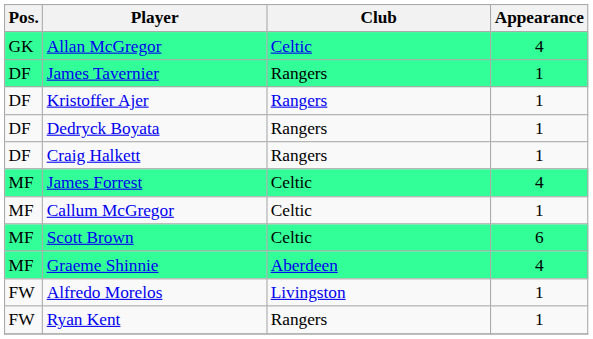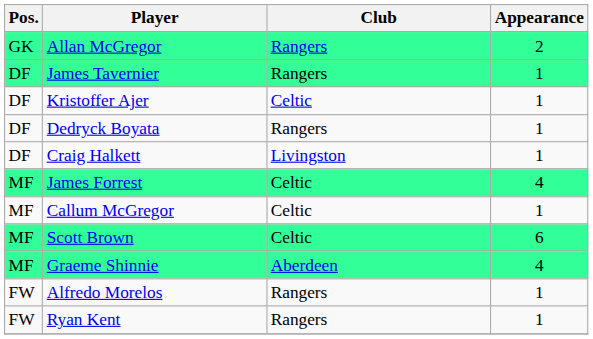(291, 45) Celtic -> (299, 45) Rangers
(539, 45) 4 -> (539, 45) 2
(299, 100) Rangers -> (291, 100) Celtic
(299, 155) Rangers -> (308, 155) Livingston
(308, 292) Livingston -> (299, 292) Rangers
